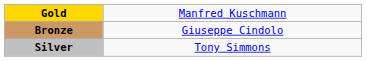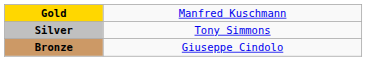rows swapped: (54, 47) <-> (54, 30)
